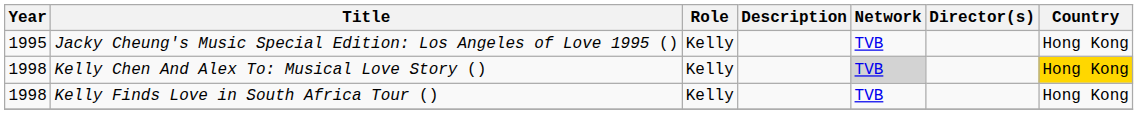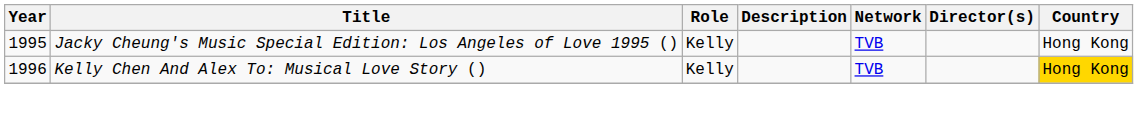(28, 70) 1998 -> (28, 70) 1996
(869, 70) lightgrey background -> (869, 70) no background
- row: (246, 96)
